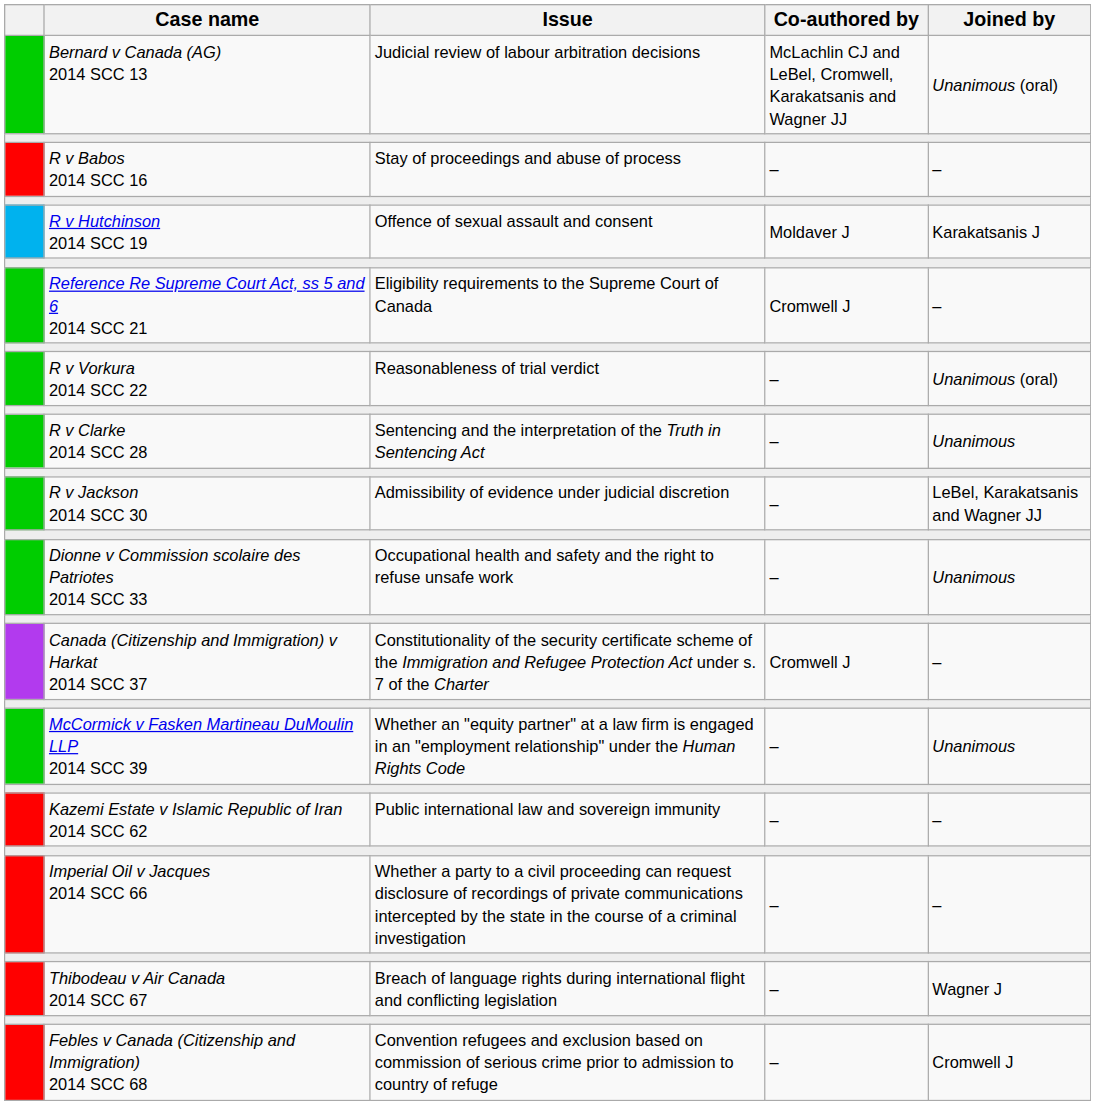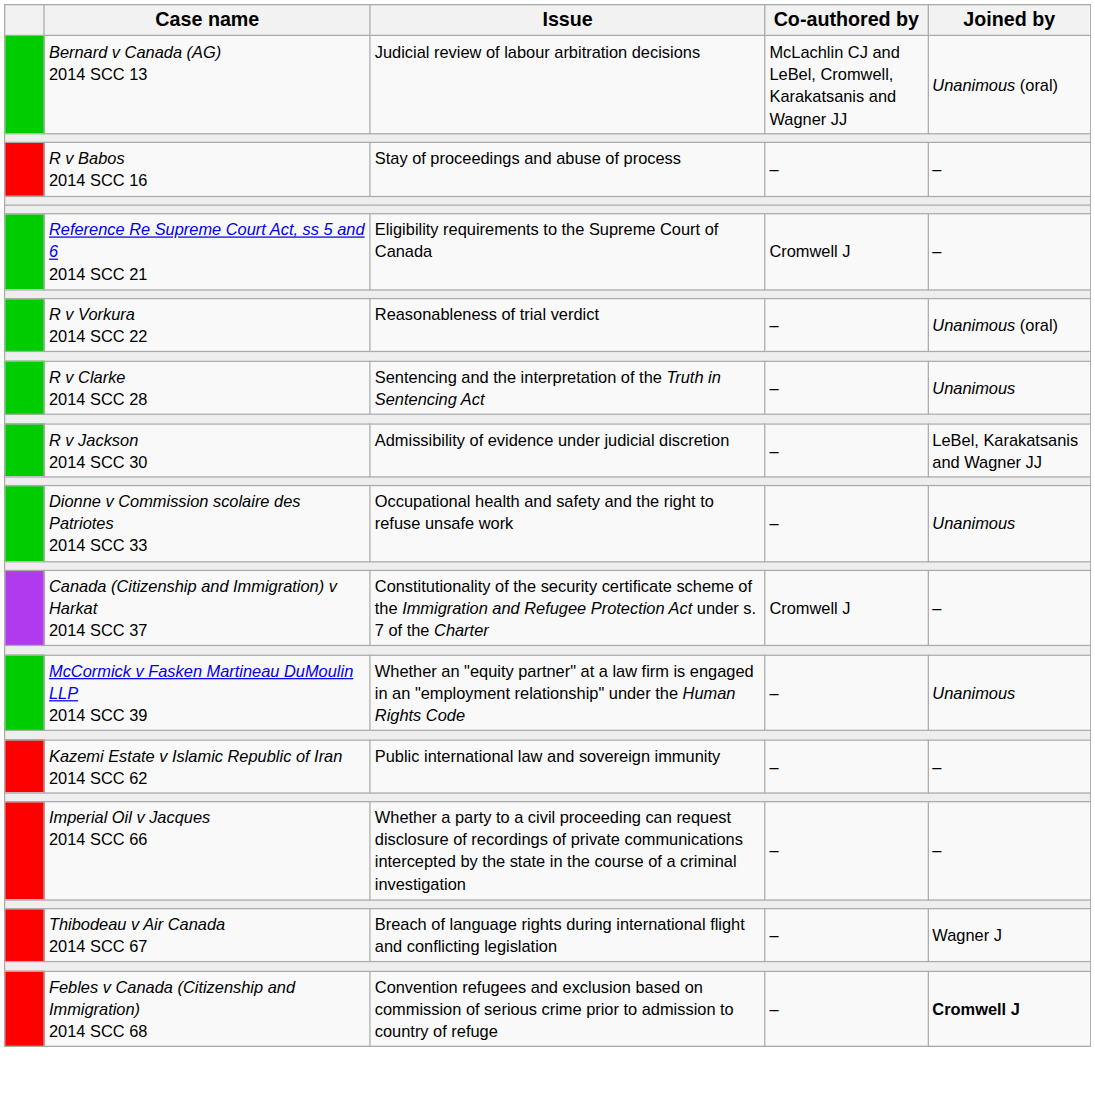- row: (105, 232)
(973, 1063) normal -> (976, 1008) bold
